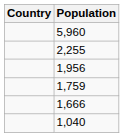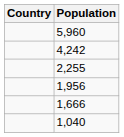+ row: (71, 50)
- row: (71, 86)
